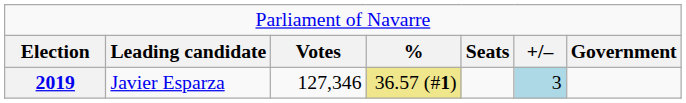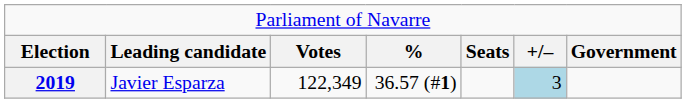(329, 82) 127,346 -> (329, 82) 122,349
(416, 82) khaki background -> (416, 82) no background
